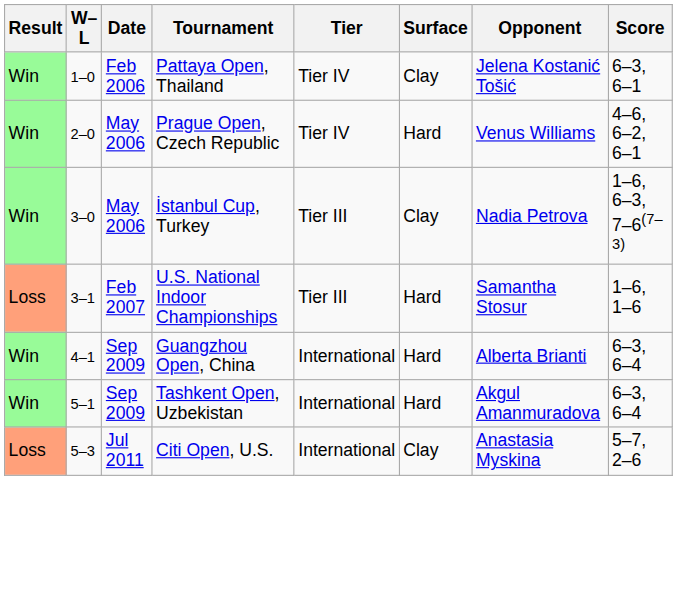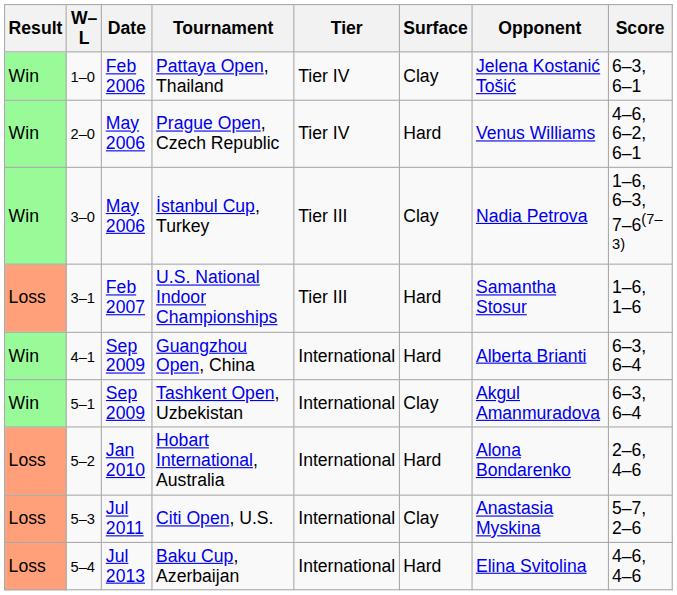(422, 403) Hard -> (421, 403) Clay
+ row: (207, 460)
+ row: (198, 566)
